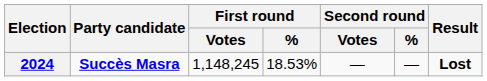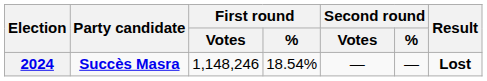(226, 64) 1,148,245 -> (226, 64) 1,148,246
(292, 64) 18.53% -> (292, 64) 18.54%
